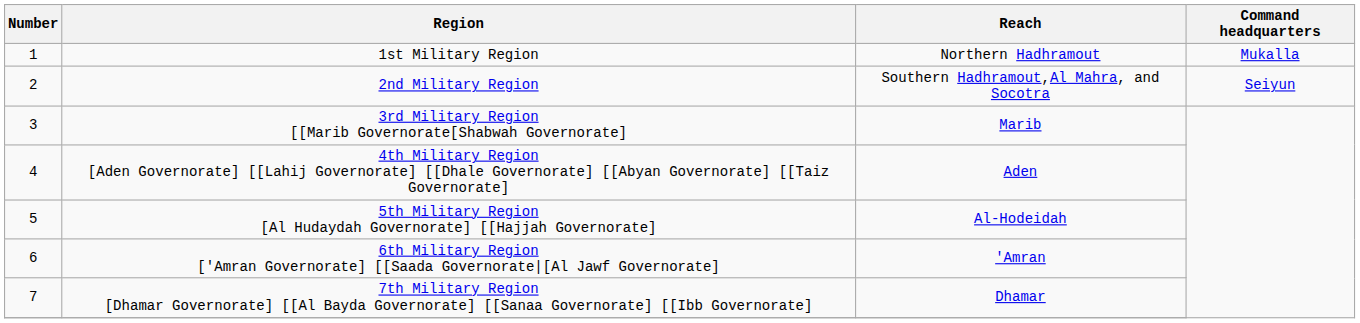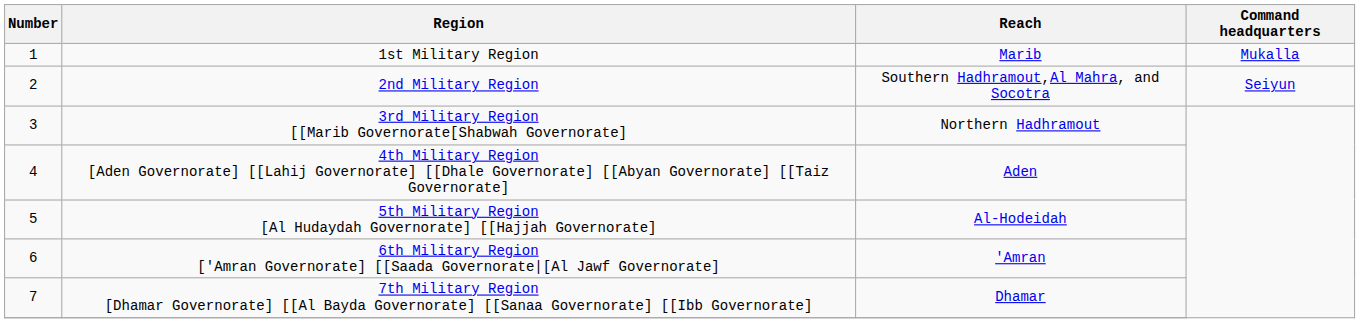(1020, 55) Northern Hadhramout -> (1020, 55) Marib
(1020, 125) Marib -> (1020, 125) Northern Hadhramout
